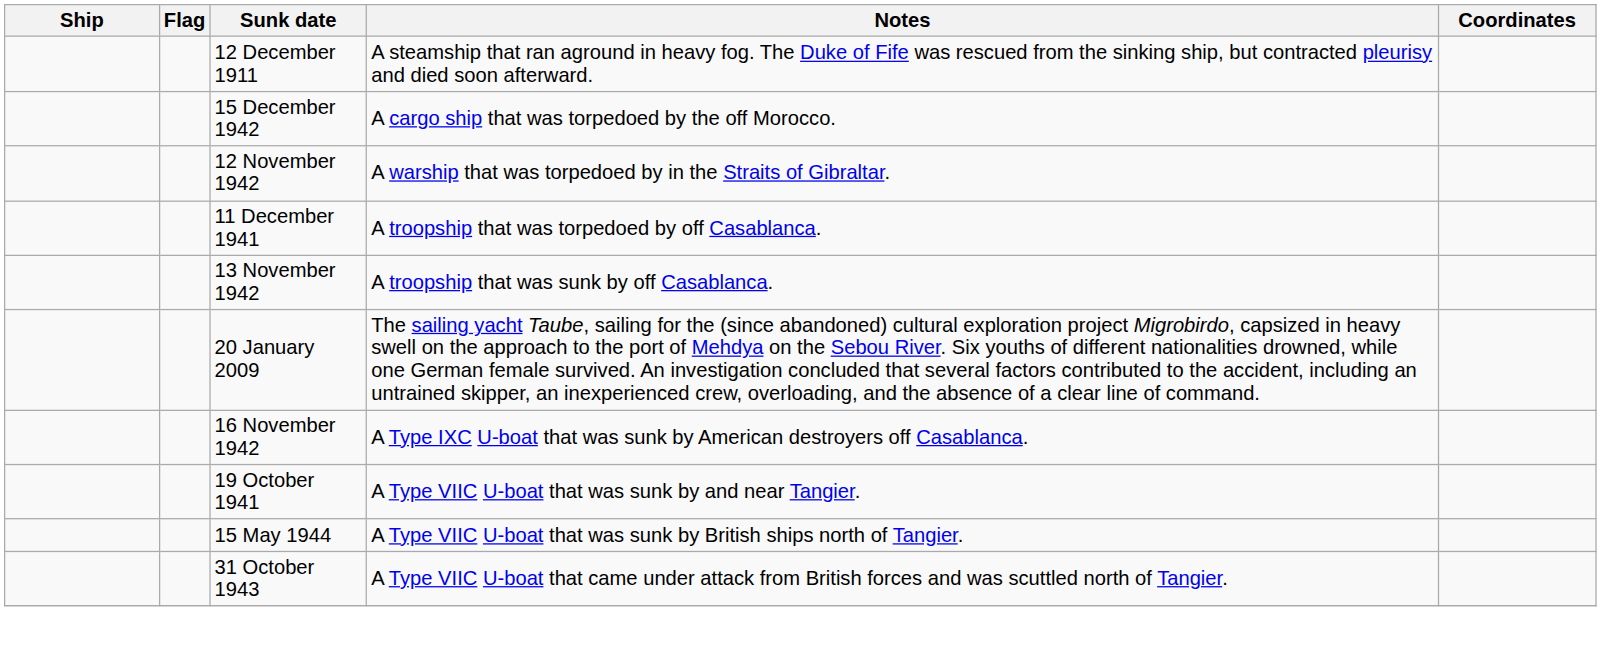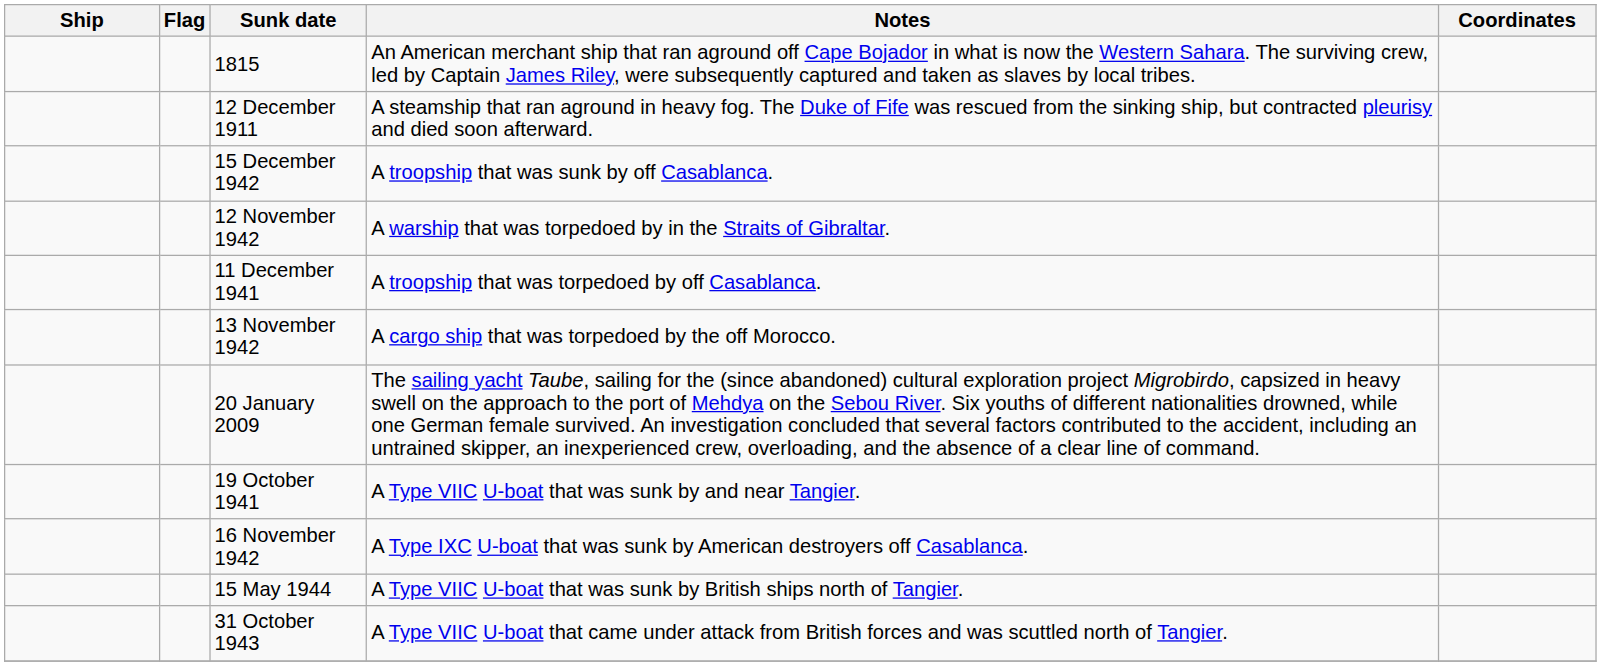+ row: (237, 63)
(604, 118) A cargo ship that was torpedoed by the off Morocco. -> (572, 173) A troopship that was sunk by off Casablanca.
(572, 282) A troopship that was sunk by off Casablanca. -> (604, 337) A cargo ship that was torpedoed by the off Morocco.
rows swapped: (275, 437) <-> (264, 491)
